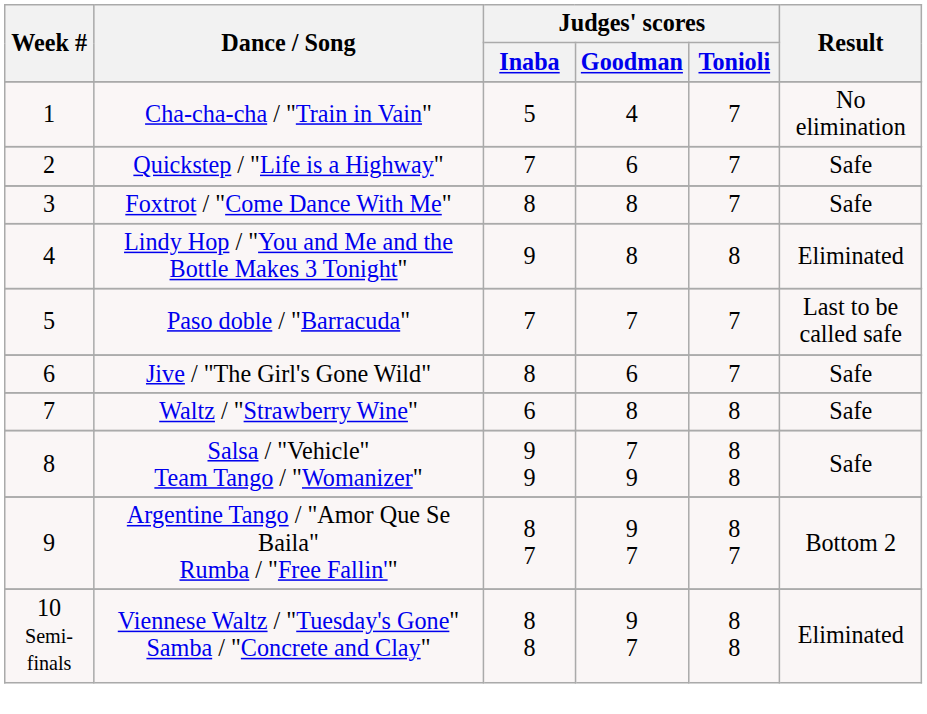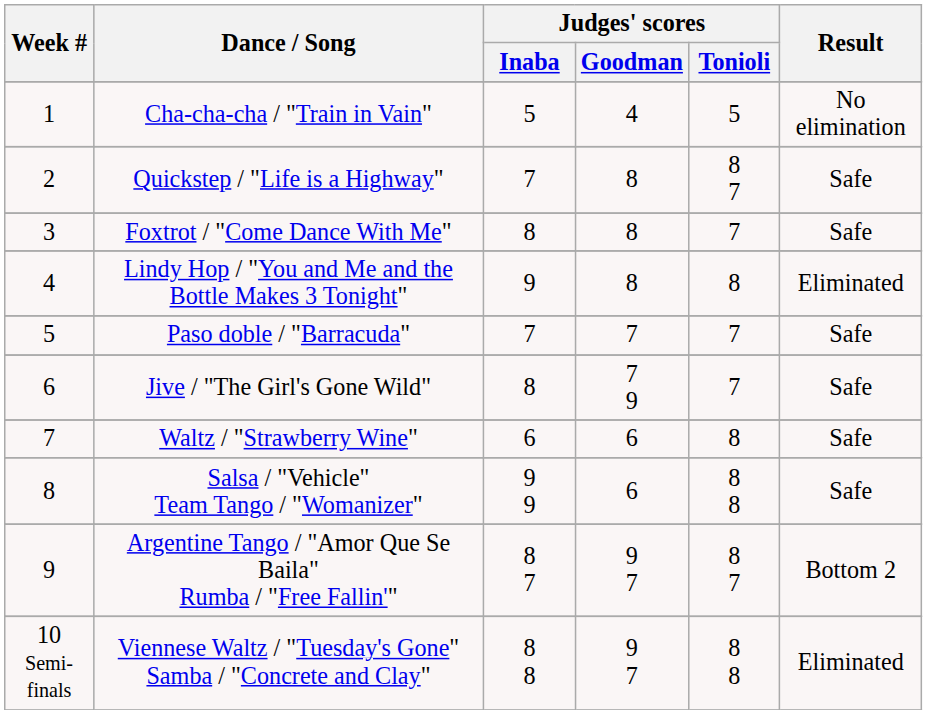(734, 113) 7 -> (734, 113) 5
(632, 165) 6 -> (632, 179) 8
(734, 165) 7 -> (734, 179) 8 7
(851, 321) Last to be called safe -> (851, 335) Safe
(632, 373) 6 -> (632, 387) 7 9
(632, 411) 8 -> (632, 438) 6
(632, 463) 7 9 -> (632, 490) 6
